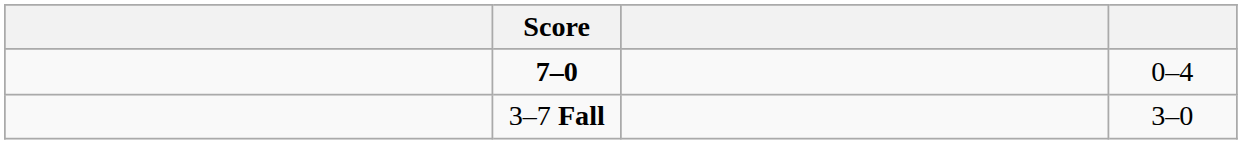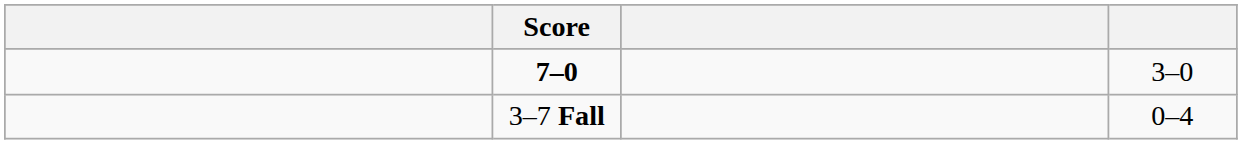(1172, 71) 0–4 -> (1172, 71) 3–0
(1172, 116) 3–0 -> (1172, 116) 0–4
